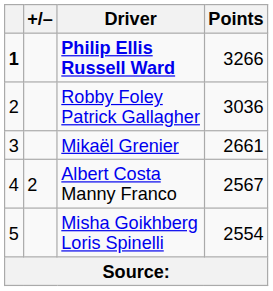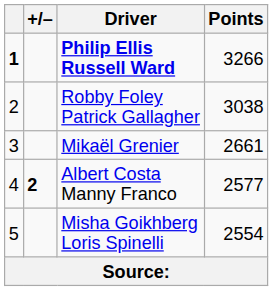(243, 107) 3036 -> (243, 107) 3038
(32, 184) normal -> (32, 184) bold
(243, 184) 2567 -> (243, 184) 2577
